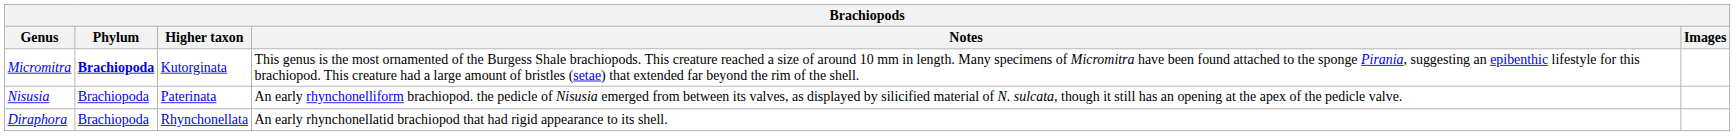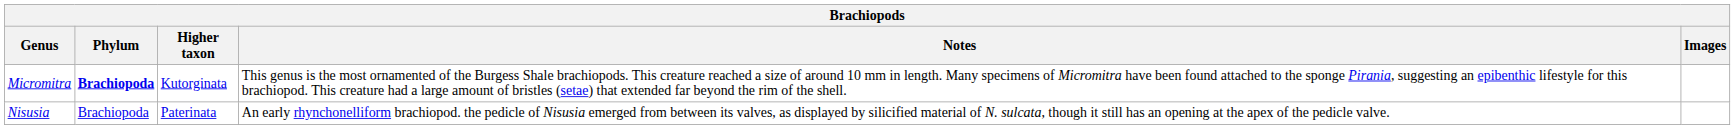- row: (37, 119)
